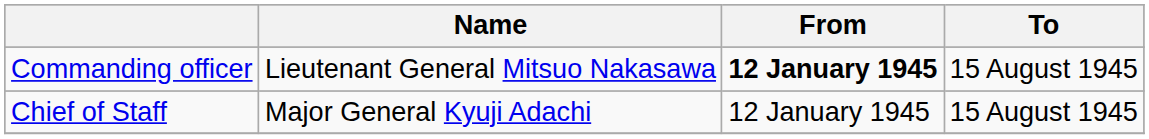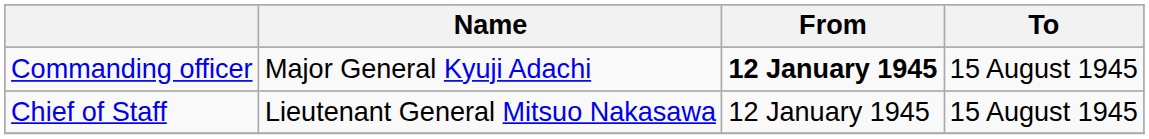(490, 68) Lieutenant General Mitsuo Nakasawa -> (428, 68) Major General Kyuji Adachi
(428, 111) Major General Kyuji Adachi -> (490, 111) Lieutenant General Mitsuo Nakasawa
